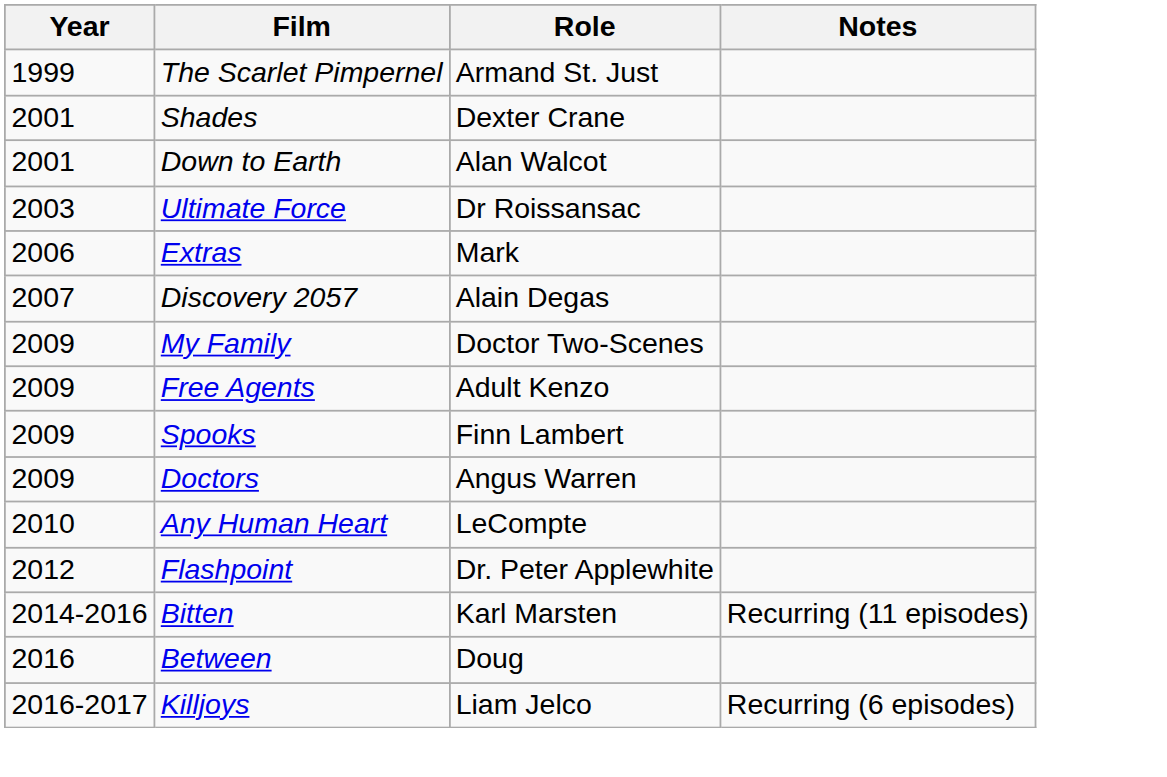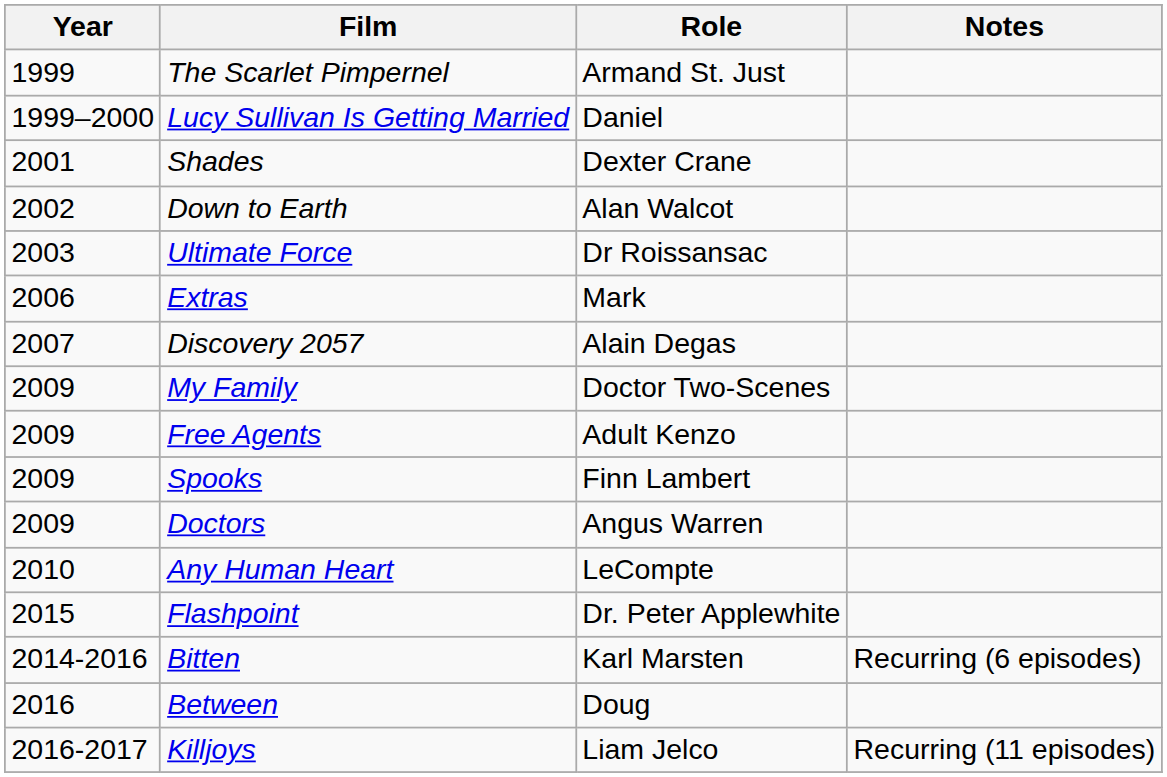+ row: (368, 117)
(43, 162) 2001 -> (43, 207) 2002
(43, 569) 2012 -> (43, 614) 2015
(878, 614) Recurring (11 episodes) -> (998, 659) Recurring (6 episodes)
(871, 704) Recurring (6 episodes) -> (1004, 749) Recurring (11 episodes)
